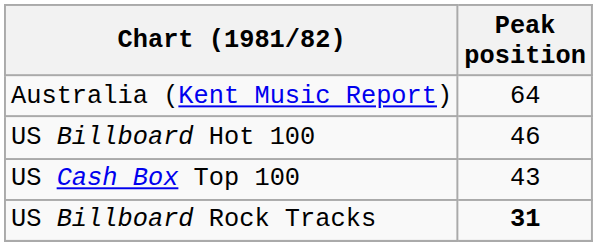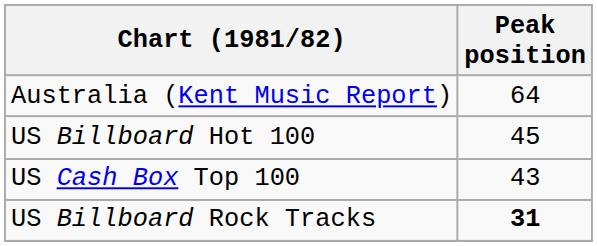(525, 138) 46 -> (525, 138) 45
